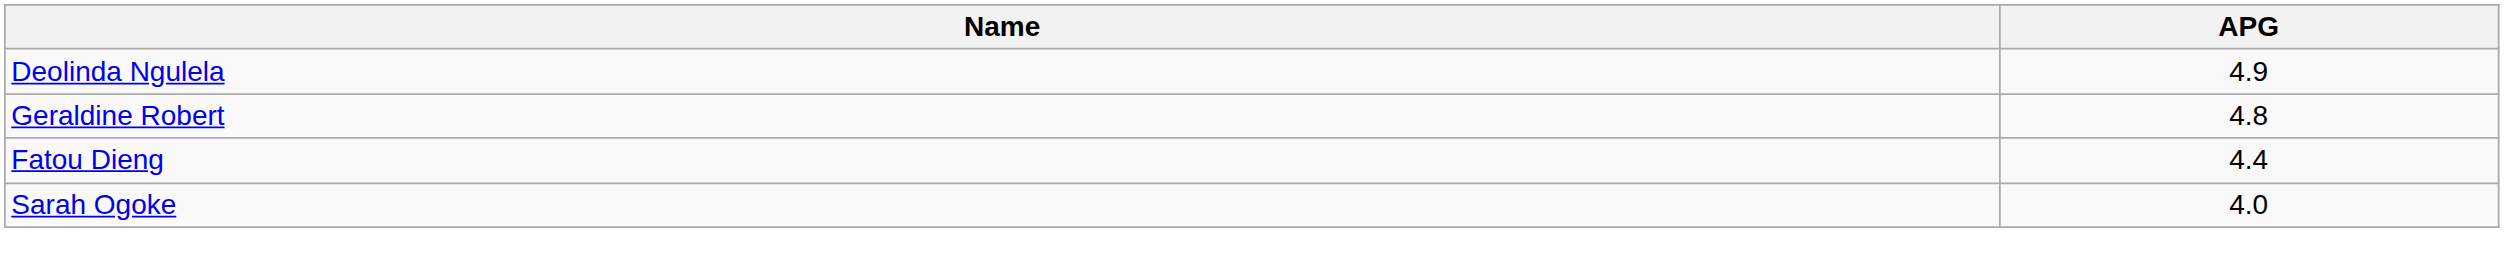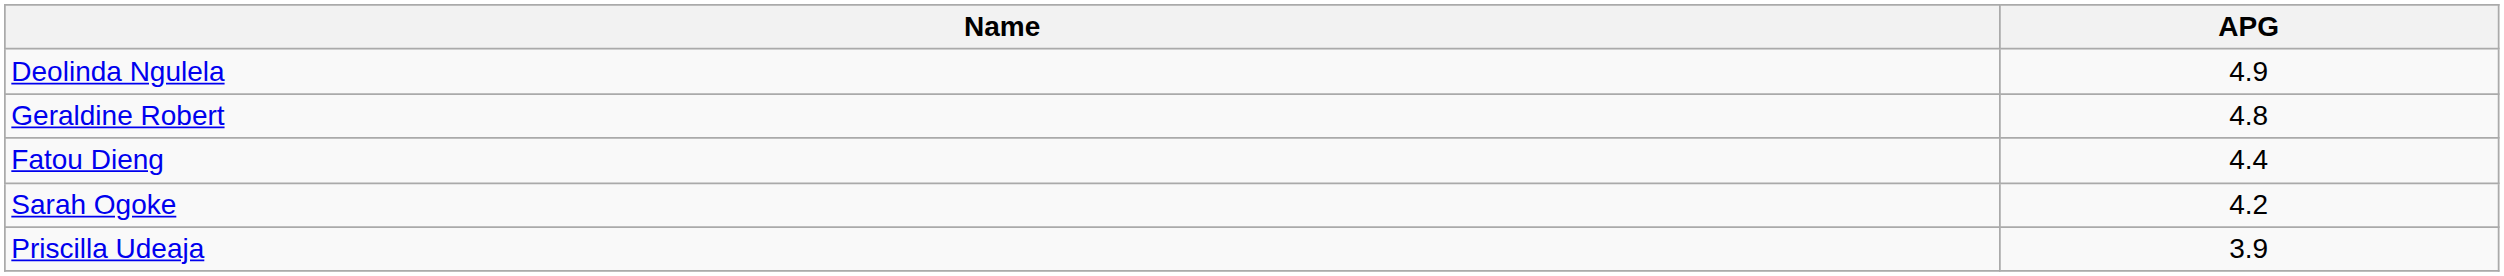(2249, 204) 4.0 -> (2249, 204) 4.2
+ row: (108, 248)
